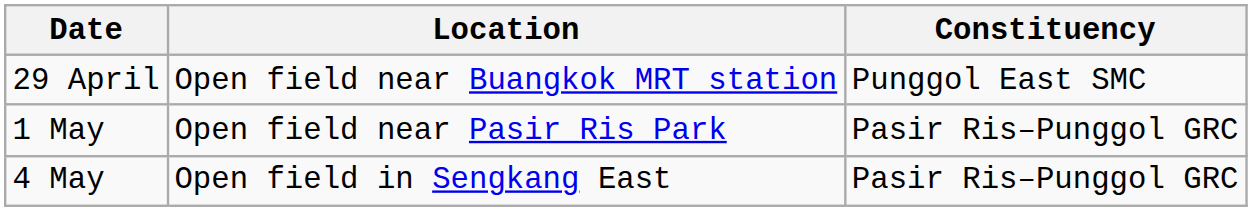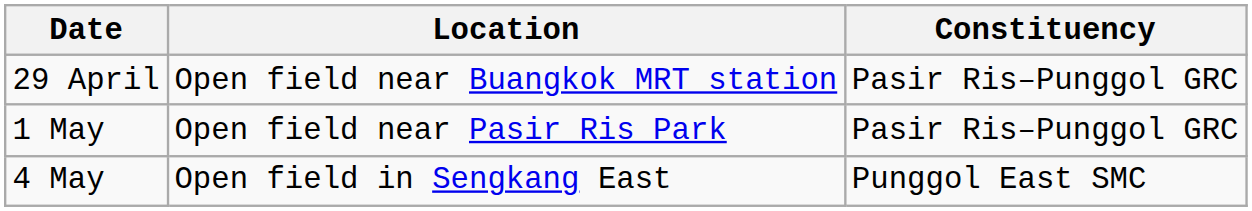(999, 80) Punggol East SMC -> (1045, 80) Pasir Ris–Punggol GRC
(1045, 180) Pasir Ris–Punggol GRC -> (999, 180) Punggol East SMC
